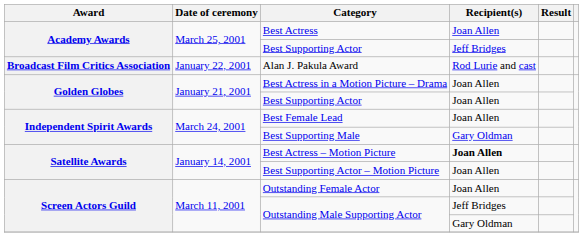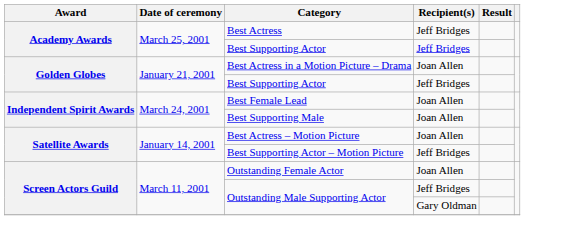(476, 30) Joan Allen -> (443, 30) Jeff Bridges
- row: (89, 65)
(476, 100) Joan Allen -> (443, 83) Jeff Bridges
(482, 135) Gary Oldman -> (440, 118) Joan Allen
(477, 153) bold -> (440, 135) normal
(476, 170) Joan Allen -> (443, 153) Jeff Bridges
